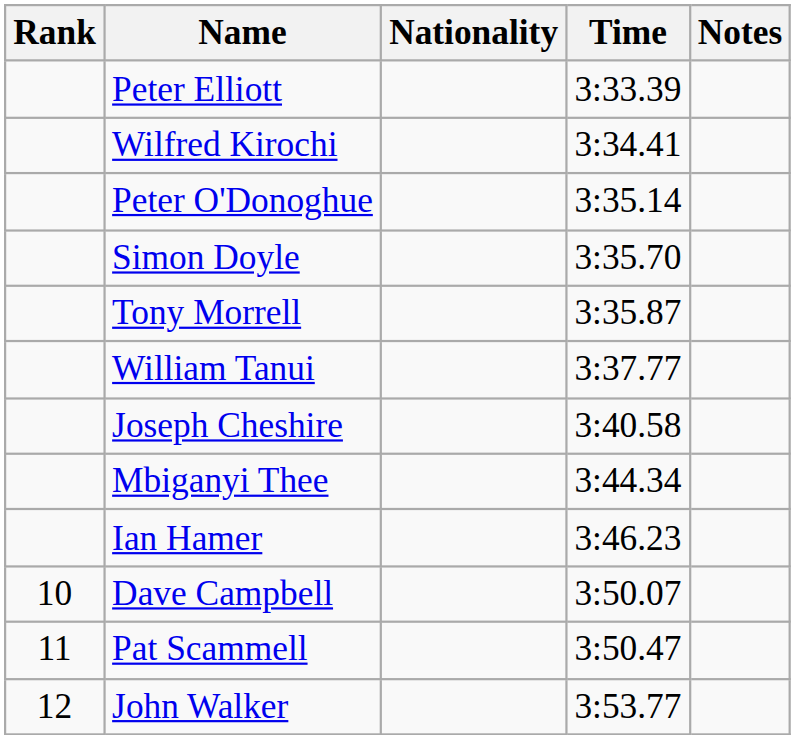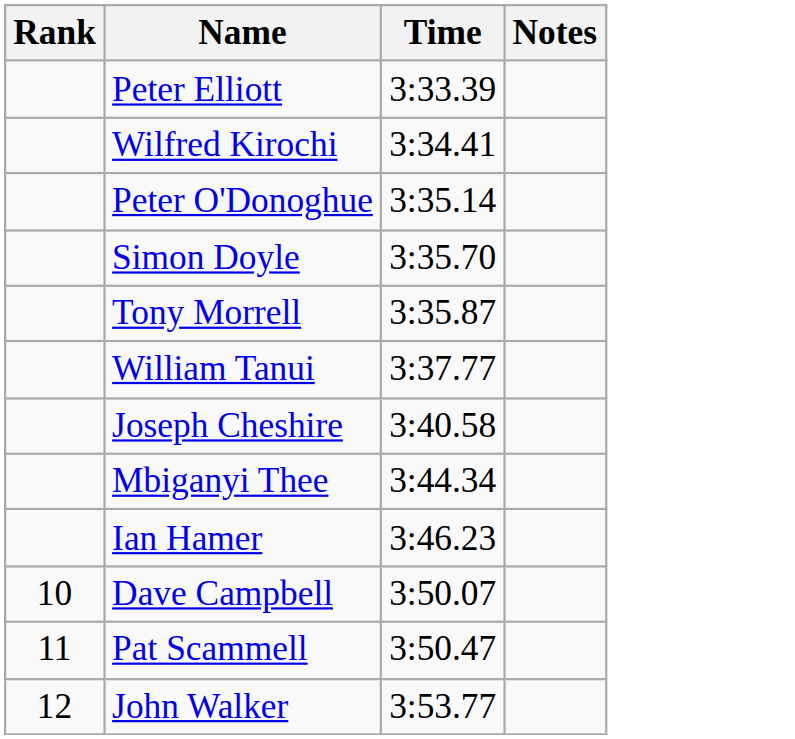- column: (474, 32)
